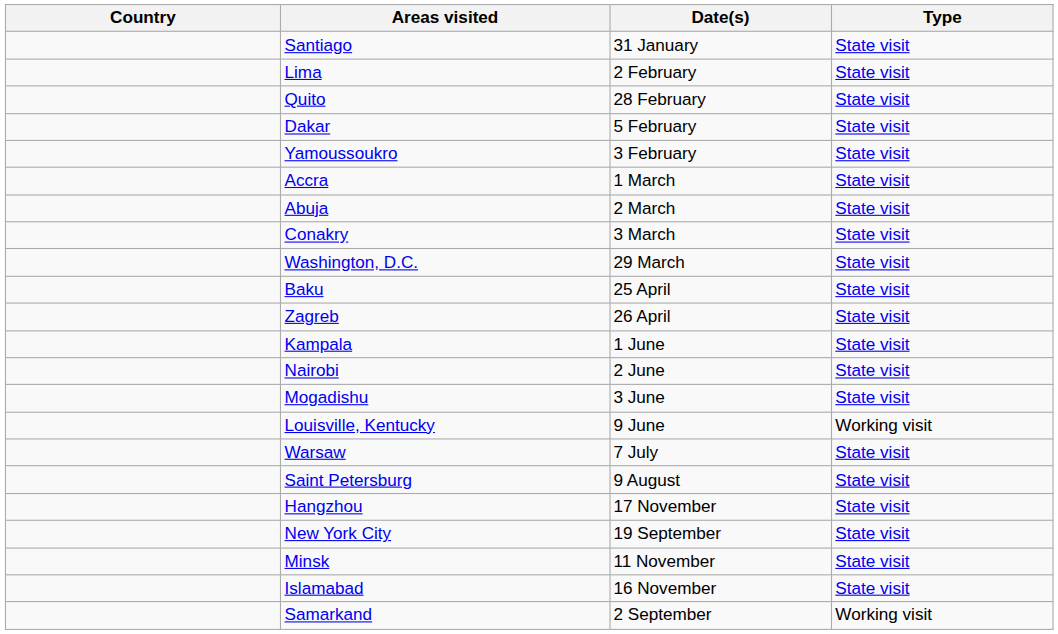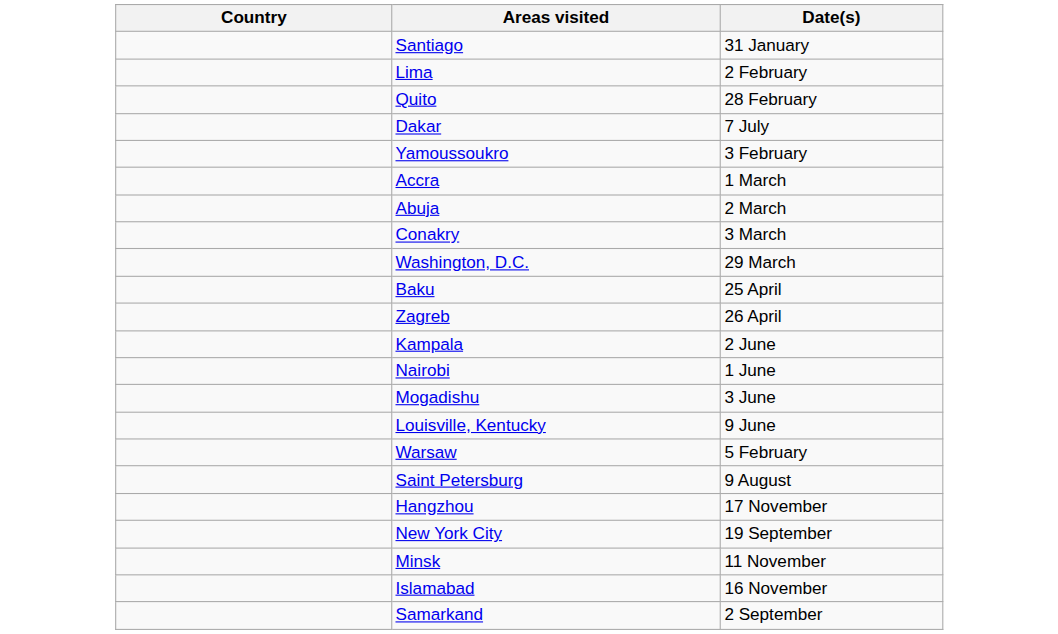- column: (942, 18)
(655, 126) 5 February -> (747, 126) 7 July
(639, 343) 1 June -> (750, 343) 2 June
(639, 371) 2 June -> (750, 371) 1 June
(636, 452) 7 July -> (766, 452) 5 February
